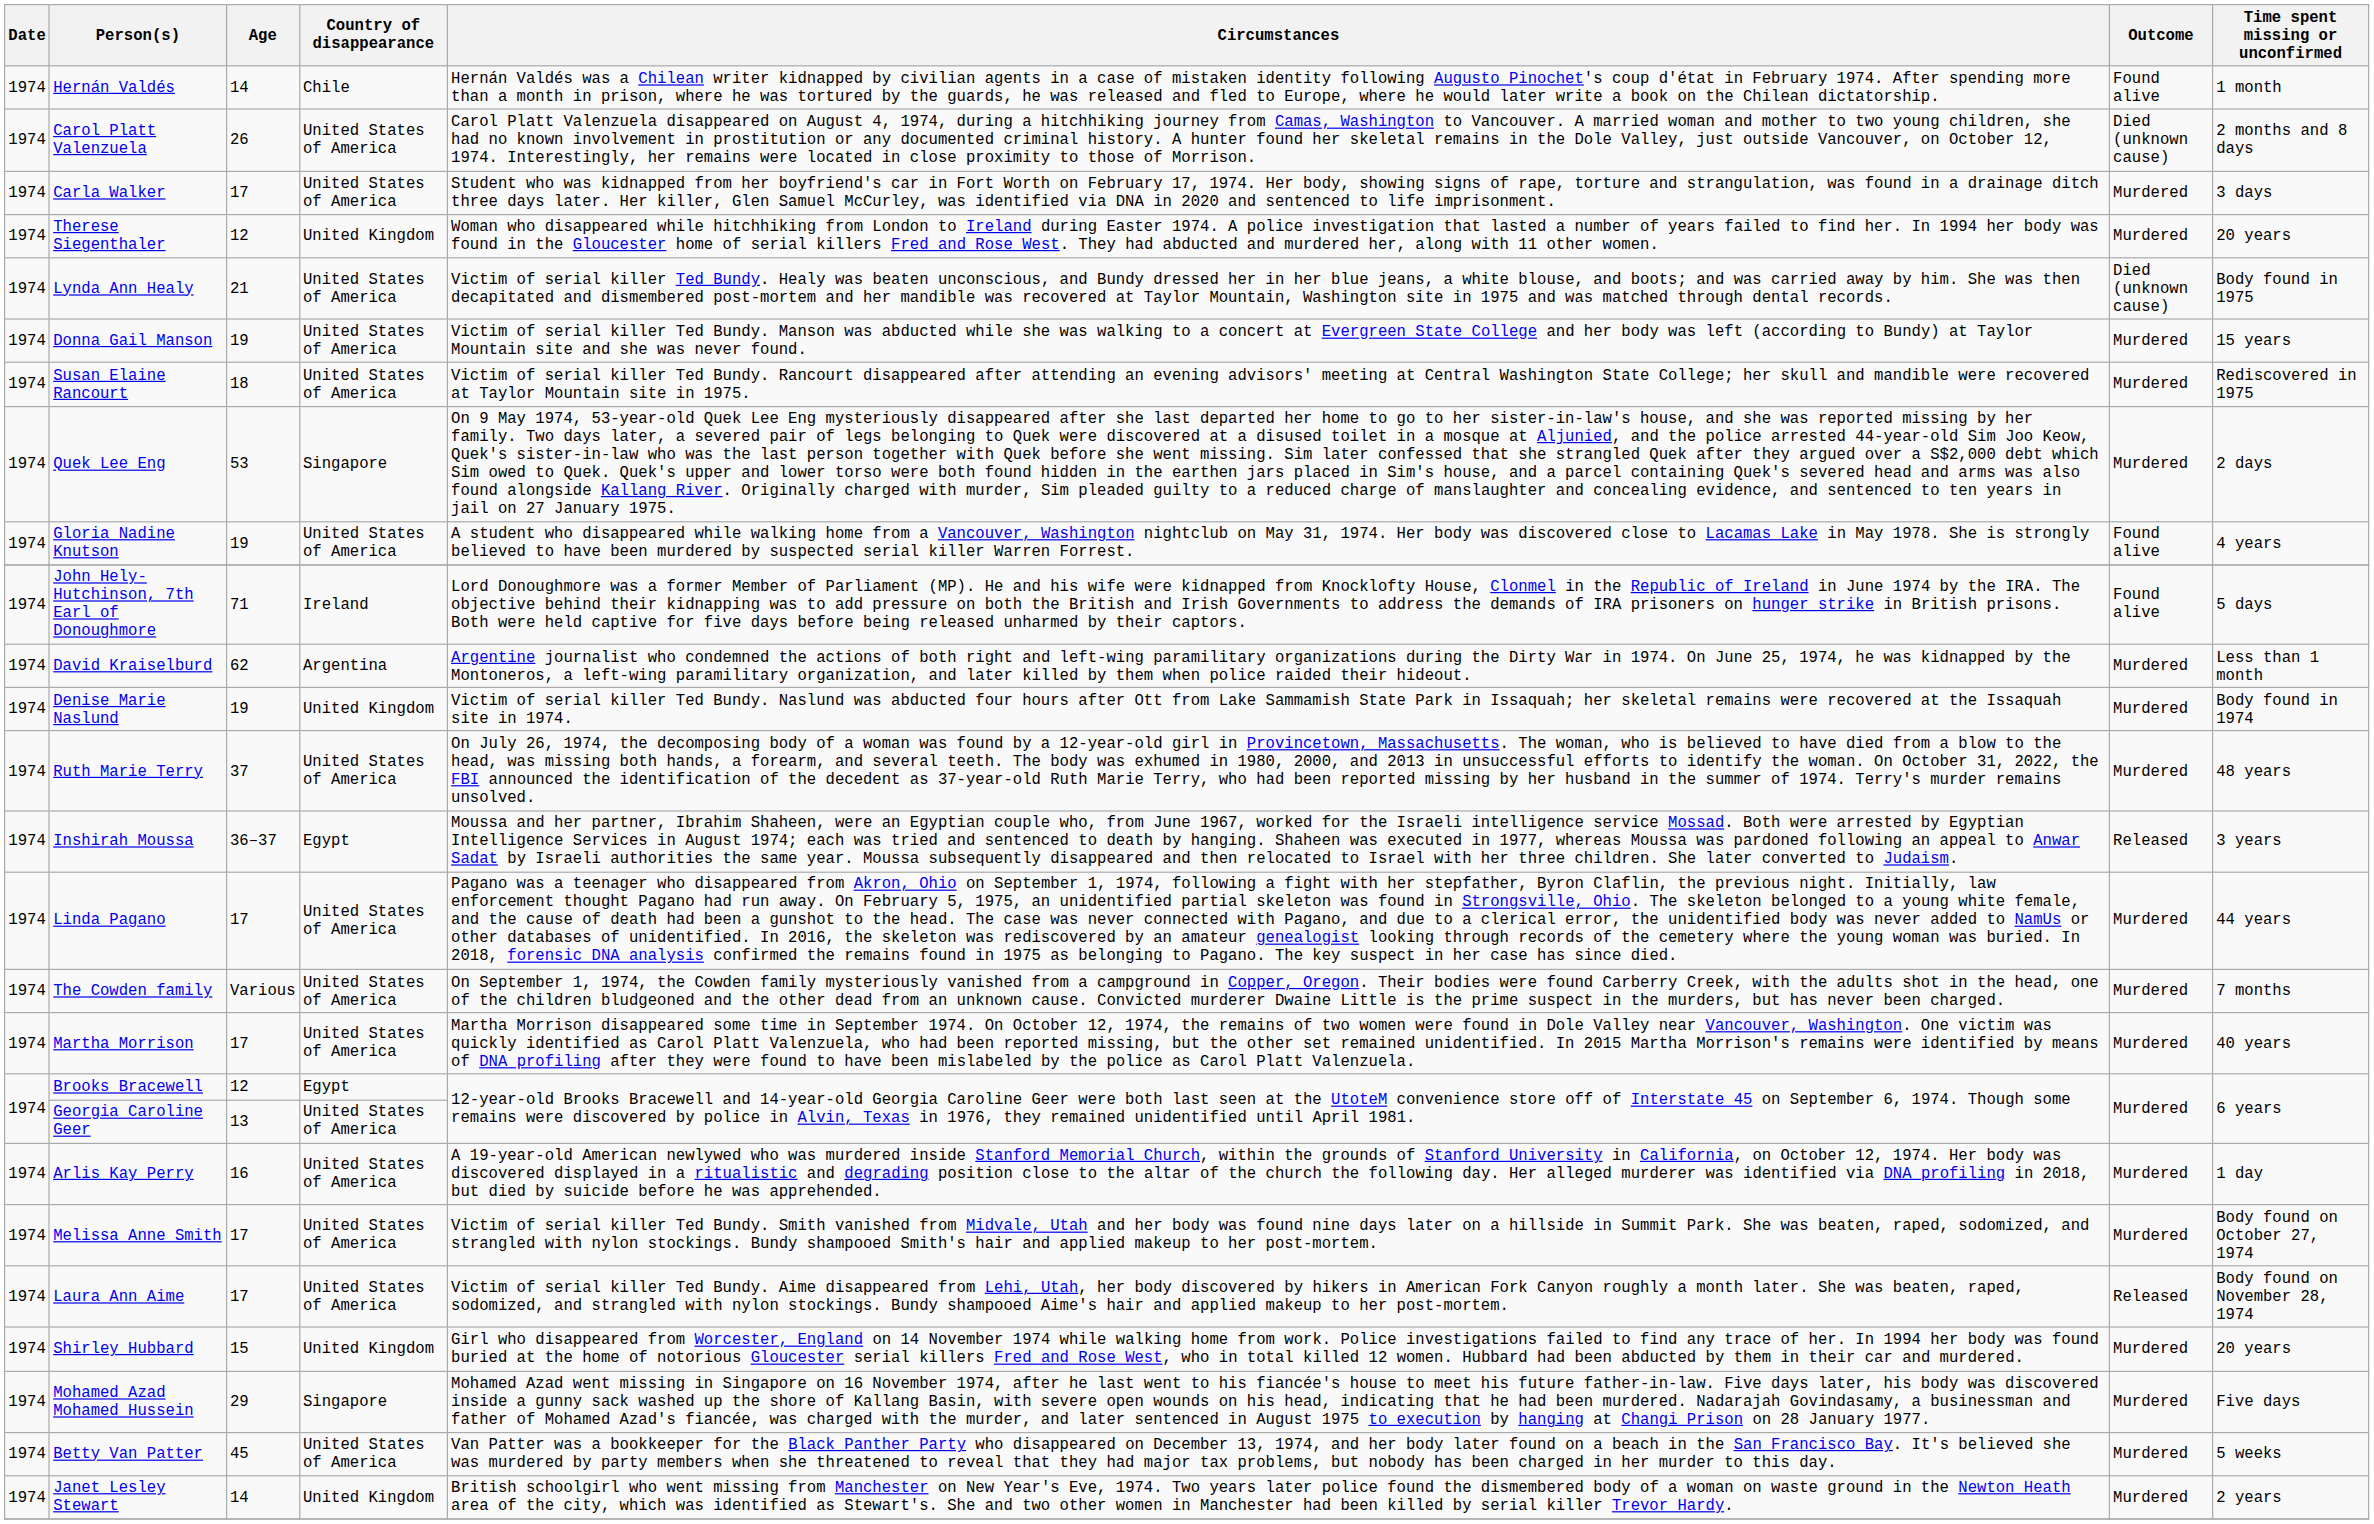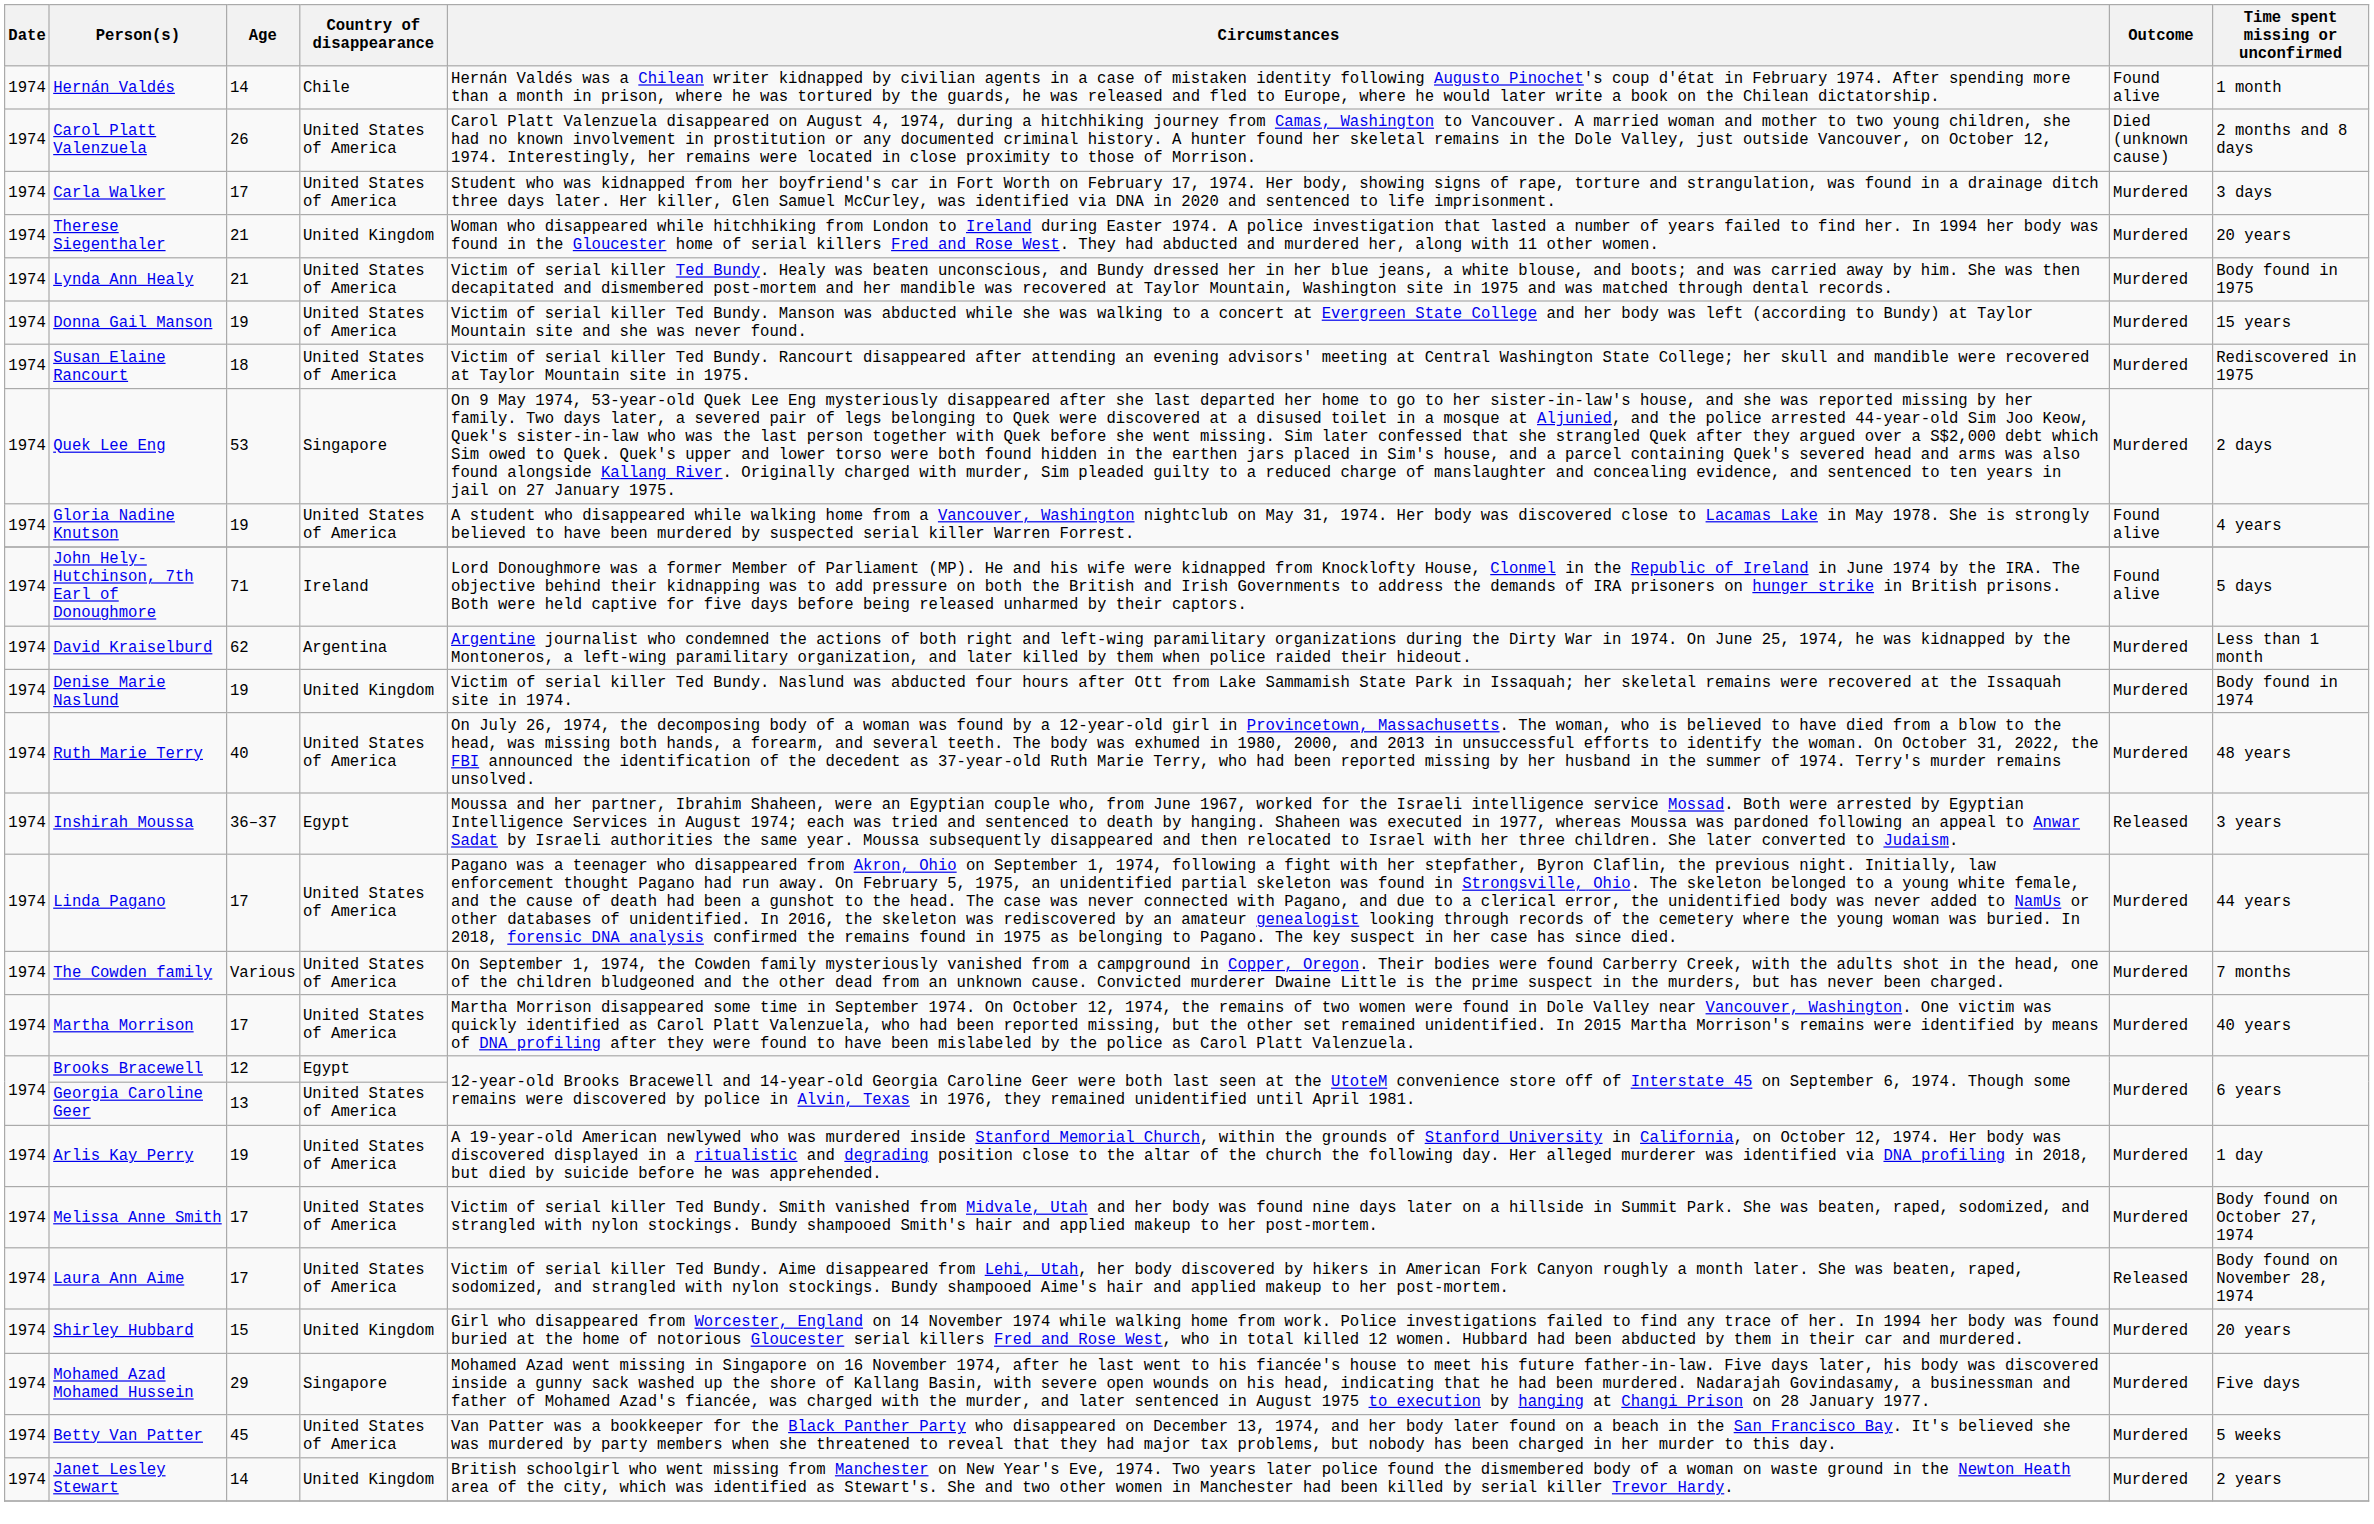(239, 236) 12 -> (239, 236) 21
(2151, 288) Died (unknown cause) -> (2151, 279) Murdered
(239, 771) 37 -> (239, 753) 40
(239, 1174) 16 -> (239, 1156) 19
